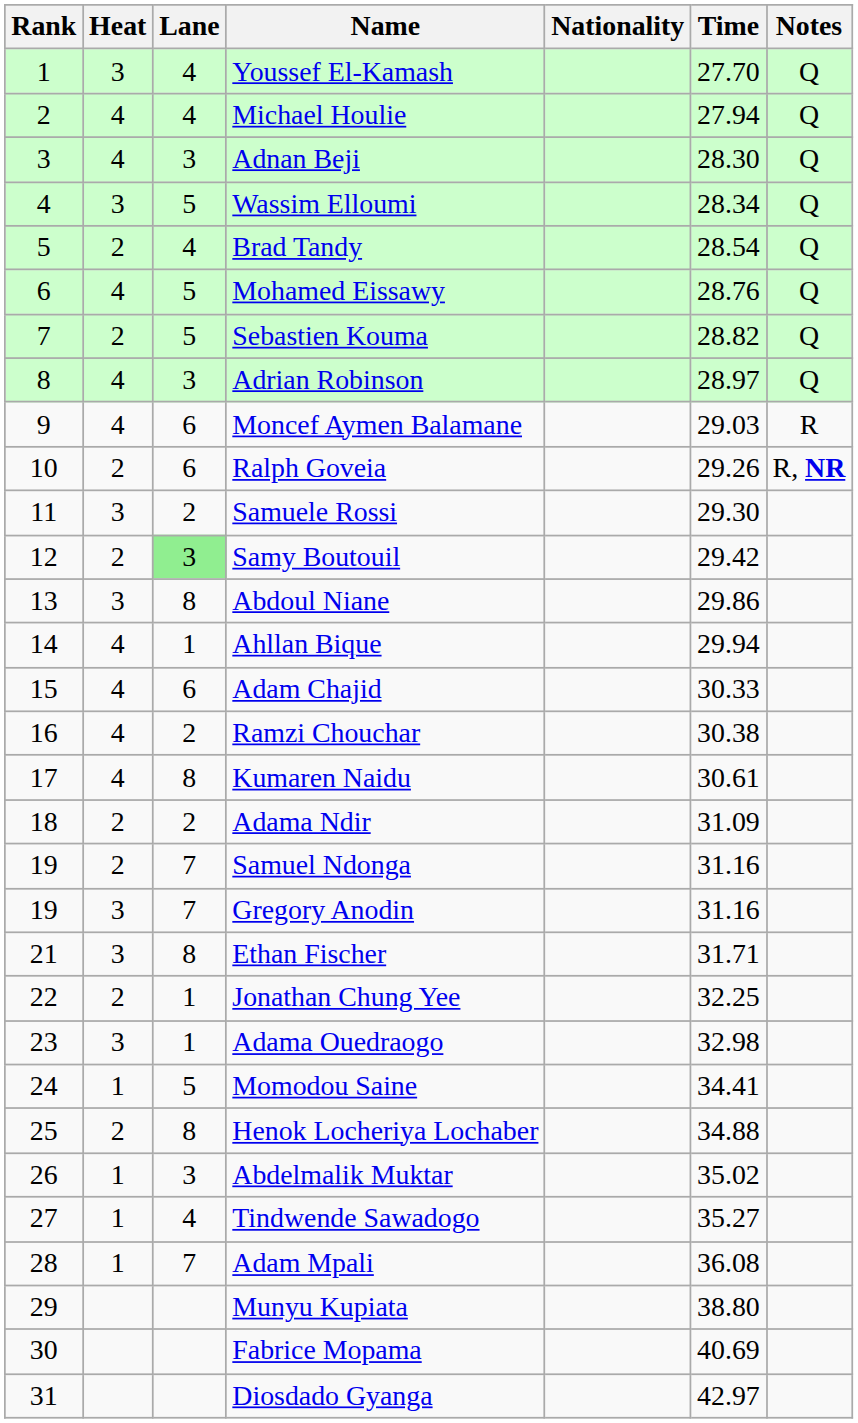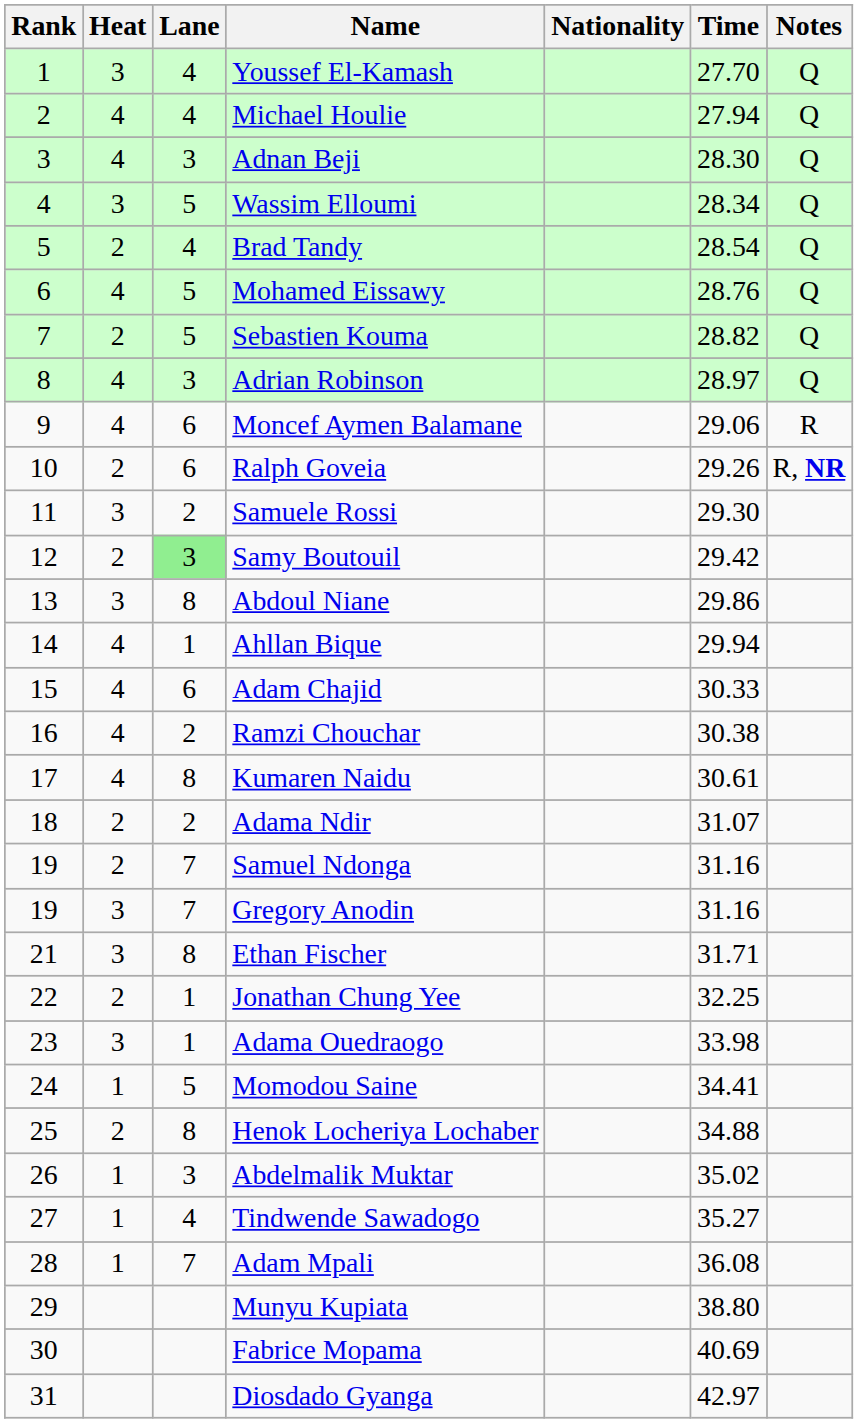(728, 423) 29.03 -> (728, 423) 29.06
(728, 821) 31.09 -> (728, 821) 31.07
(728, 1042) 32.98 -> (728, 1042) 33.98
